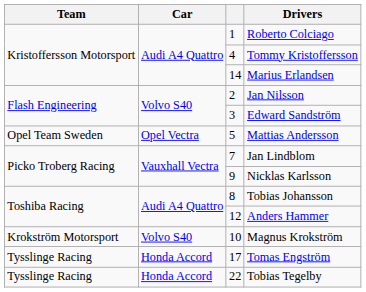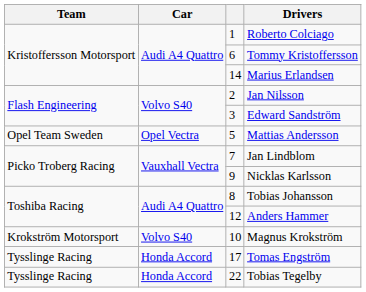(232, 54) 4 -> (232, 54) 6
